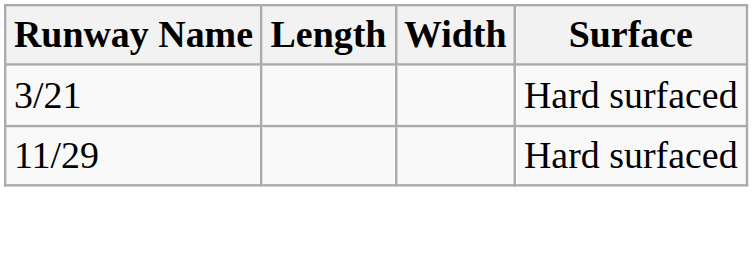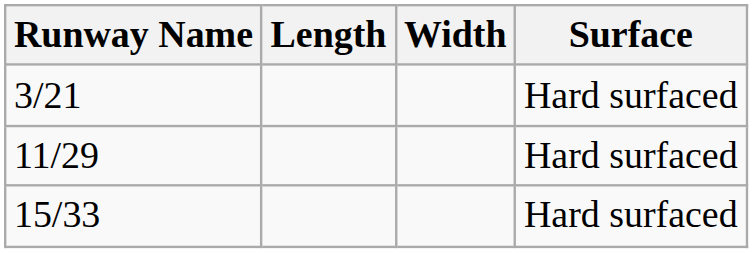+ row: (57, 214)
